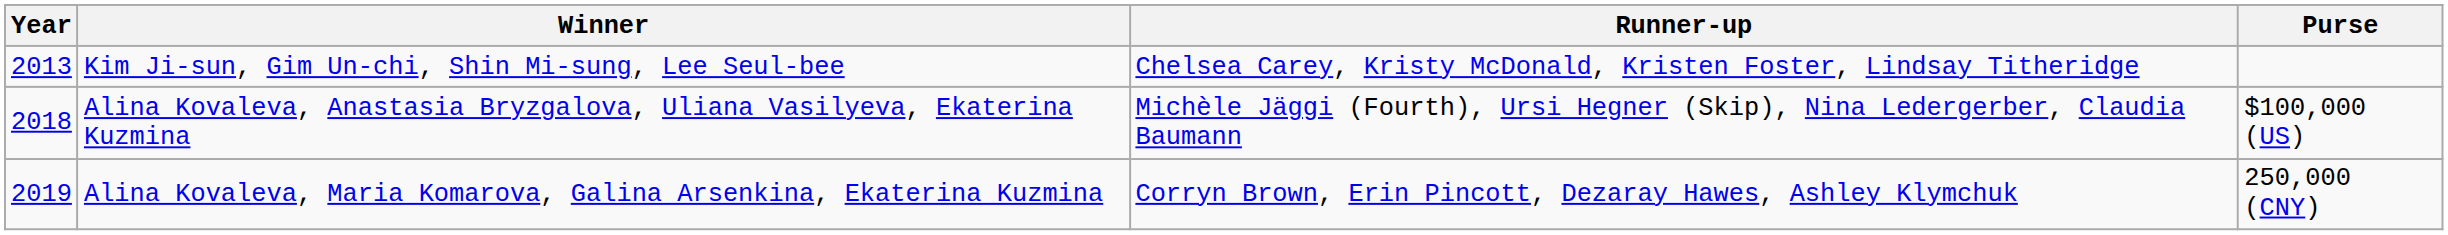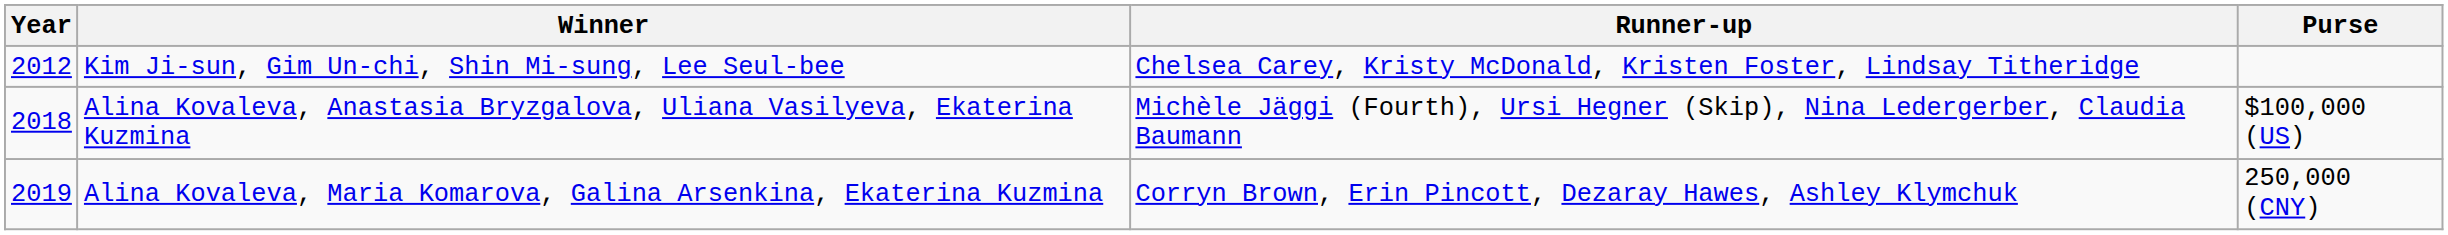(41, 67) 2013 -> (41, 67) 2012
